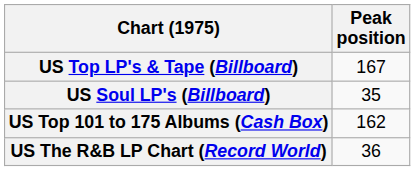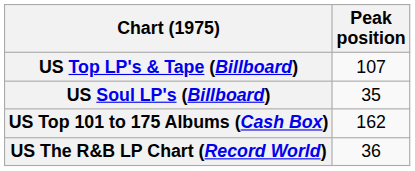(371, 66) 167 -> (371, 66) 107
